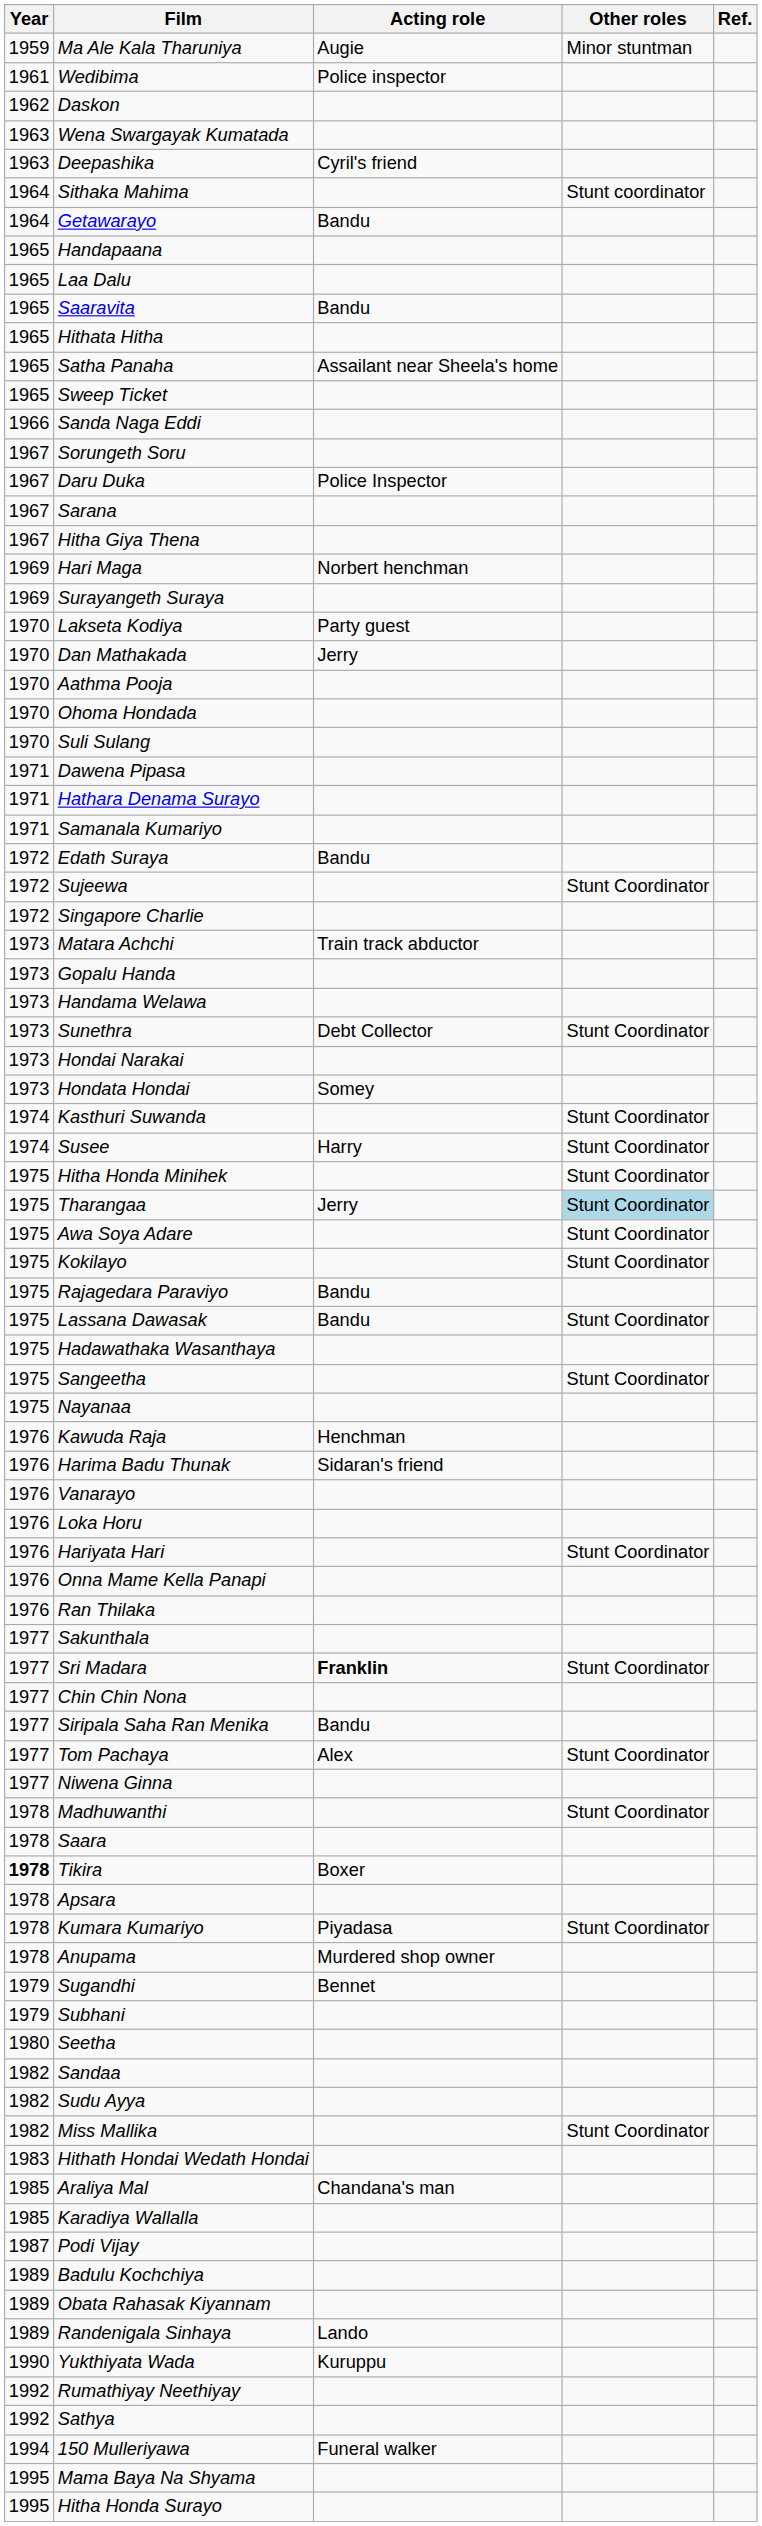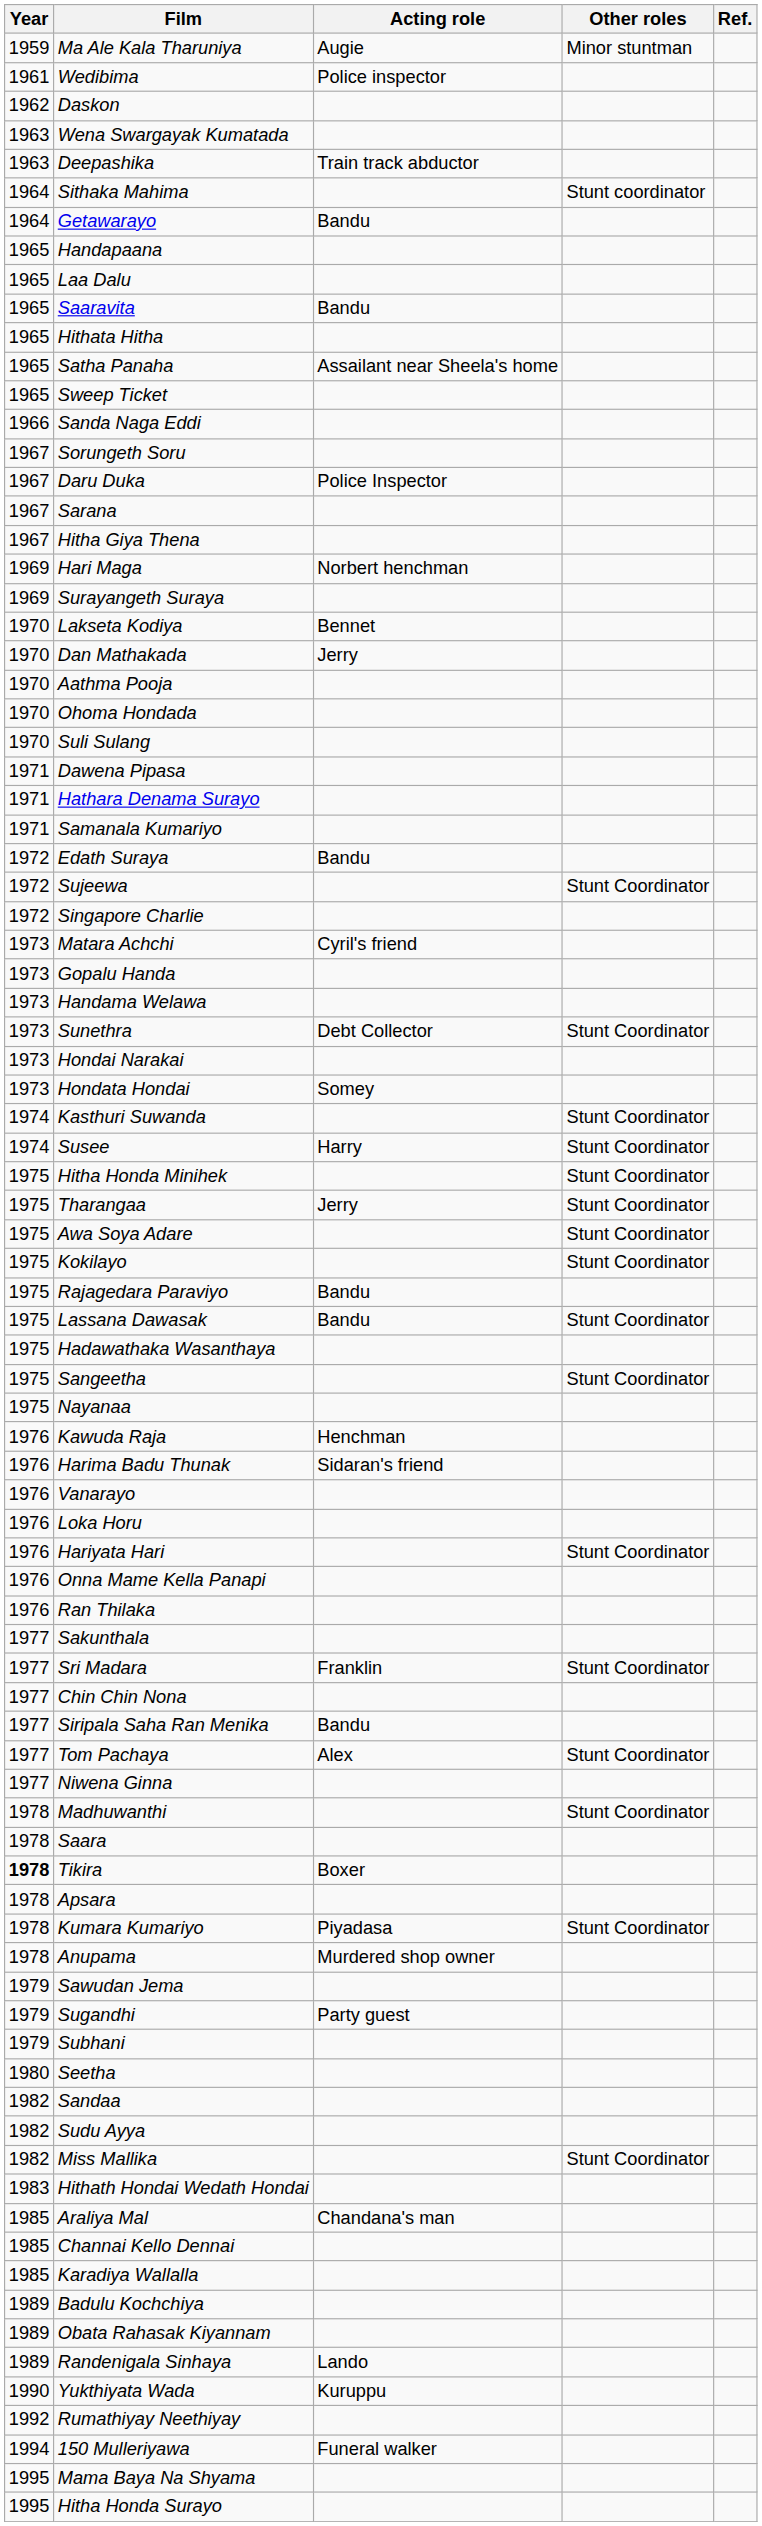(367, 163) Cyril's friend -> (398, 163) Train track abductor
(363, 626) Party guest -> (346, 626) Bennet
(398, 944) Train track abductor -> (367, 944) Cyril's friend
(638, 1204) lightblue background -> (638, 1204) no background
(353, 1667) bold -> (350, 1667) normal
+ row: (121, 1986)
(346, 1986) Bennet -> (363, 2014) Party guest
+ row: (146, 2246)
- row: (98, 2246)
- row: (86, 2419)
